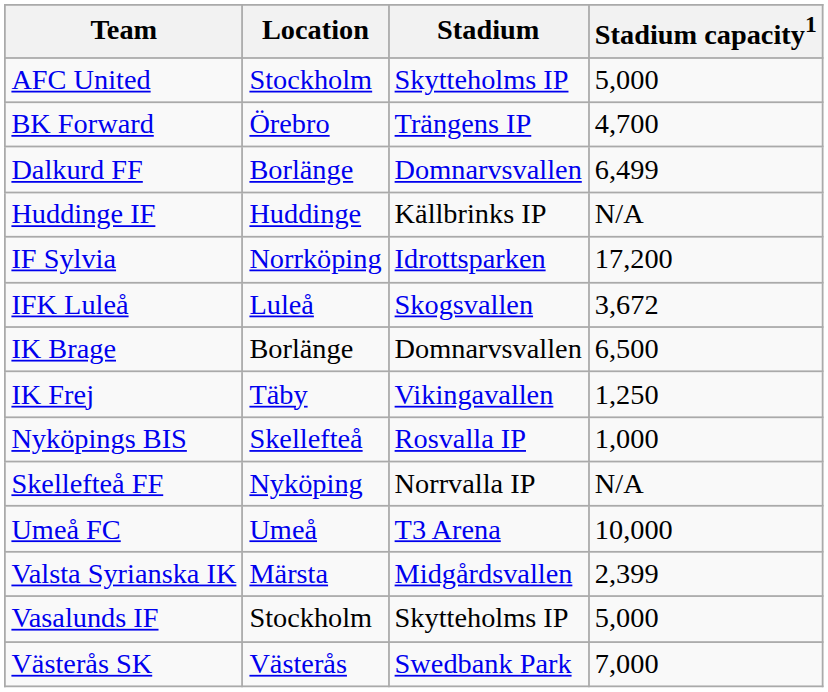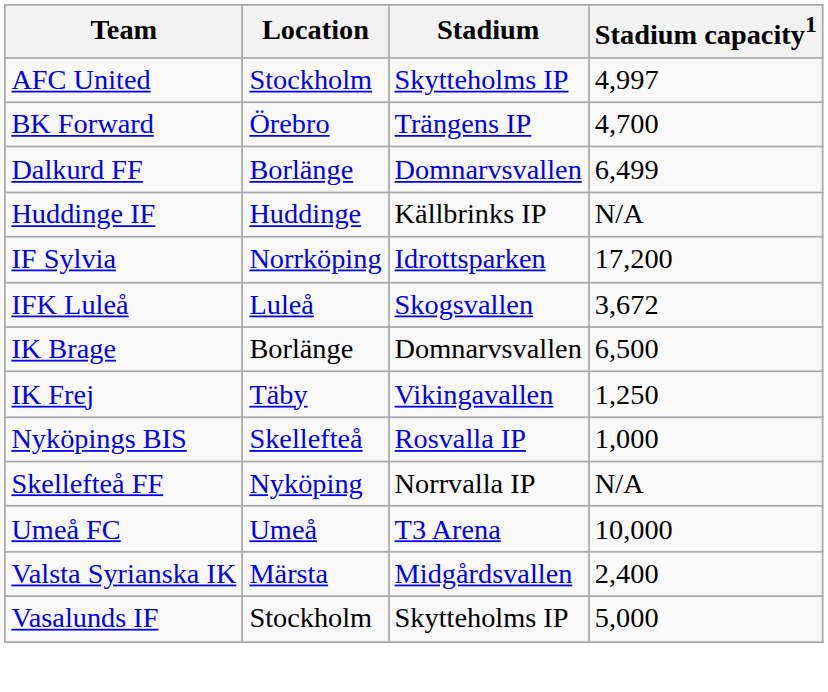(627, 79) 5,000 -> (627, 79) 4,997
(627, 573) 2,399 -> (627, 573) 2,400
- row: (82, 663)
